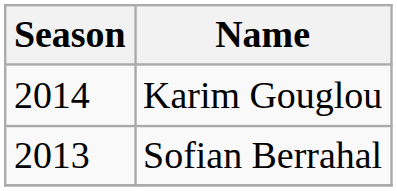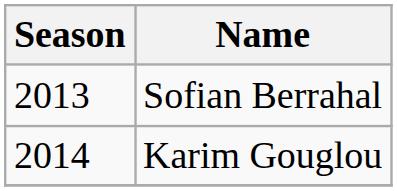rows swapped: (263, 94) <-> (263, 154)
